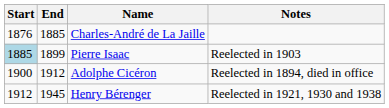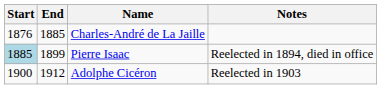(256, 53) Reelected in 1903 -> (292, 53) Reelected in 1894, died in office
(292, 73) Reelected in 1894, died in office -> (256, 73) Reelected in 1903
- row: (111, 93)
